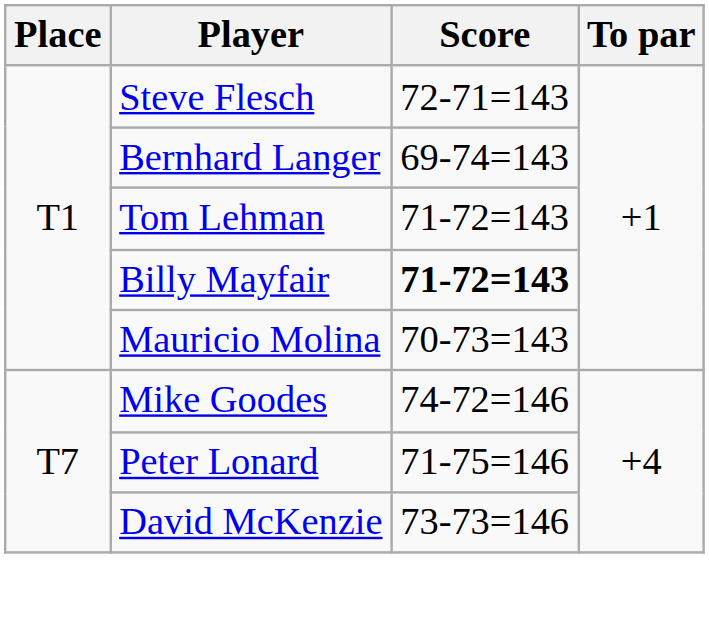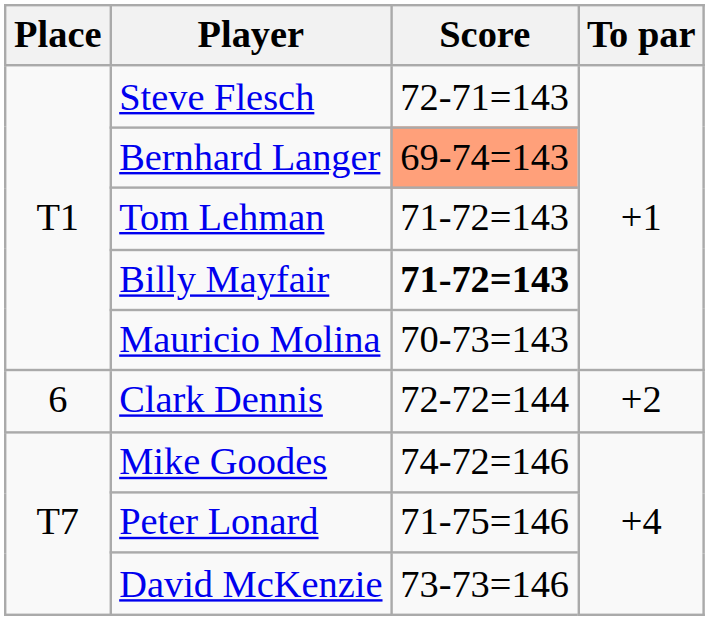(485, 156) no background -> (485, 156) lightsalmon background
+ row: (221, 400)
